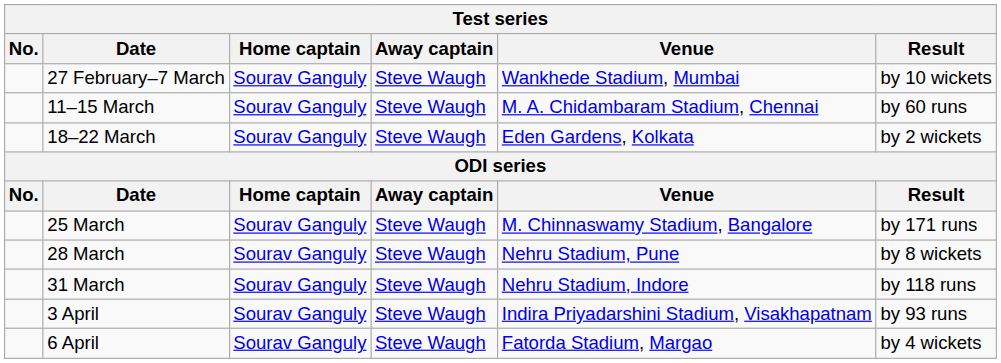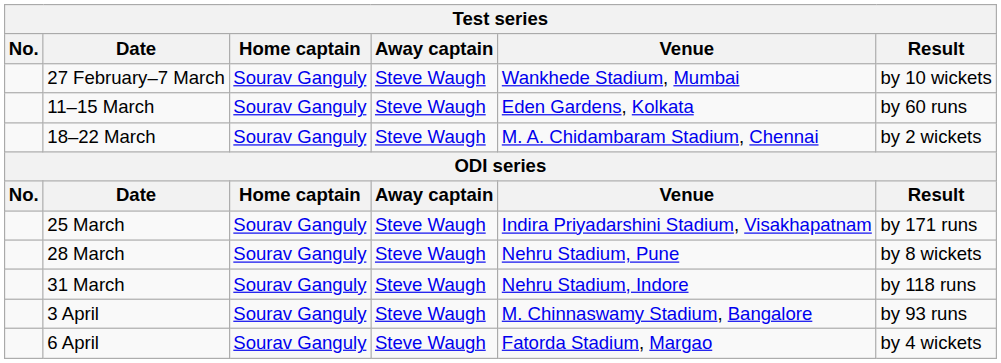(660, 107) M. A. Chidambaram Stadium, Chennai -> (598, 107) Eden Gardens, Kolkata
(598, 136) Eden Gardens, Kolkata -> (660, 136) M. A. Chidambaram Stadium, Chennai
(657, 225) M. Chinnaswamy Stadium, Bangalore -> (687, 225) Indira Priyadarshini Stadium, Visakhapatnam
(687, 313) Indira Priyadarshini Stadium, Visakhapatnam -> (657, 313) M. Chinnaswamy Stadium, Bangalore
